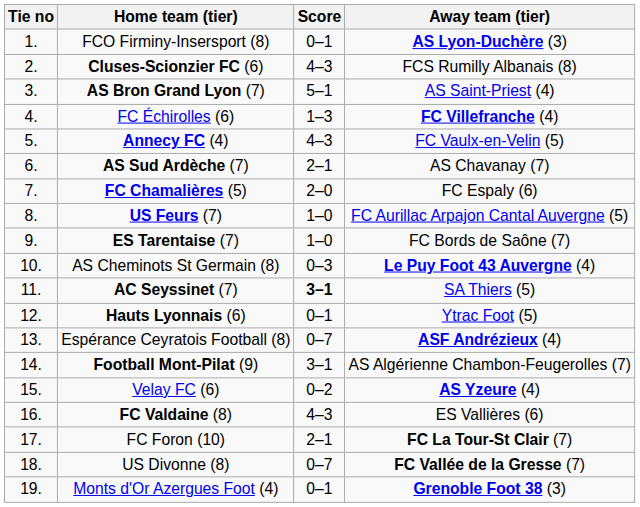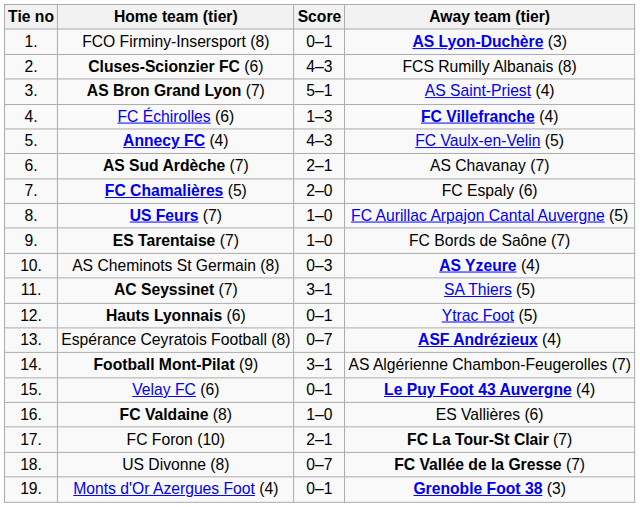(490, 265) Le Puy Foot 43 Auvergne (4) -> (490, 265) AS Yzeure (4)
(319, 290) bold -> (319, 290) normal
(319, 389) 0–2 -> (319, 389) 0–1
(490, 389) AS Yzeure (4) -> (490, 389) Le Puy Foot 43 Auvergne (4)
(319, 414) 4–3 -> (319, 414) 1–0
